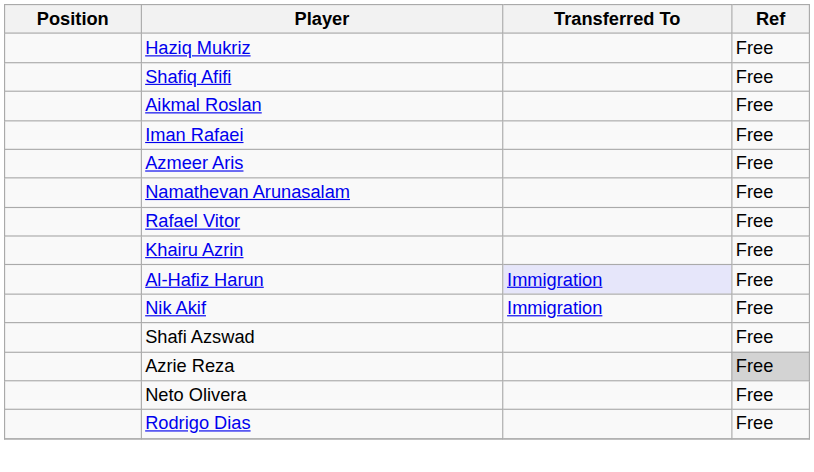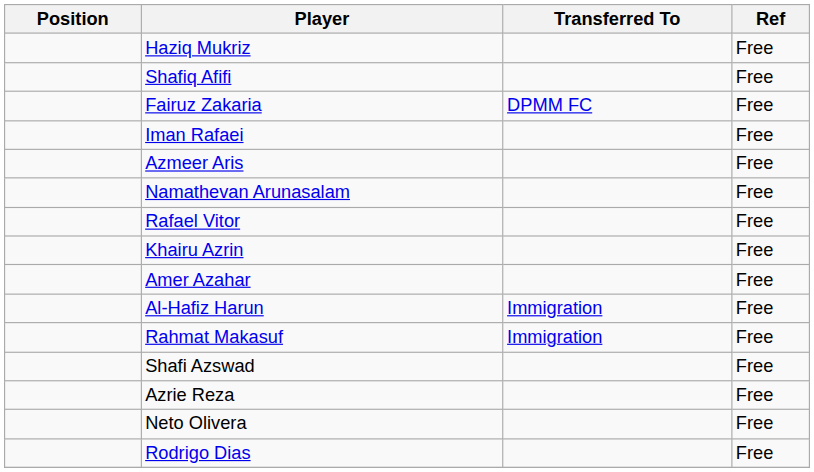+ row: (203, 105)
- row: (203, 105)
+ row: (198, 279)
(555, 279) lavender background -> (555, 308) no background
- row: (176, 308)
+ row: (214, 337)
(755, 366) lightgrey background -> (755, 395) no background
